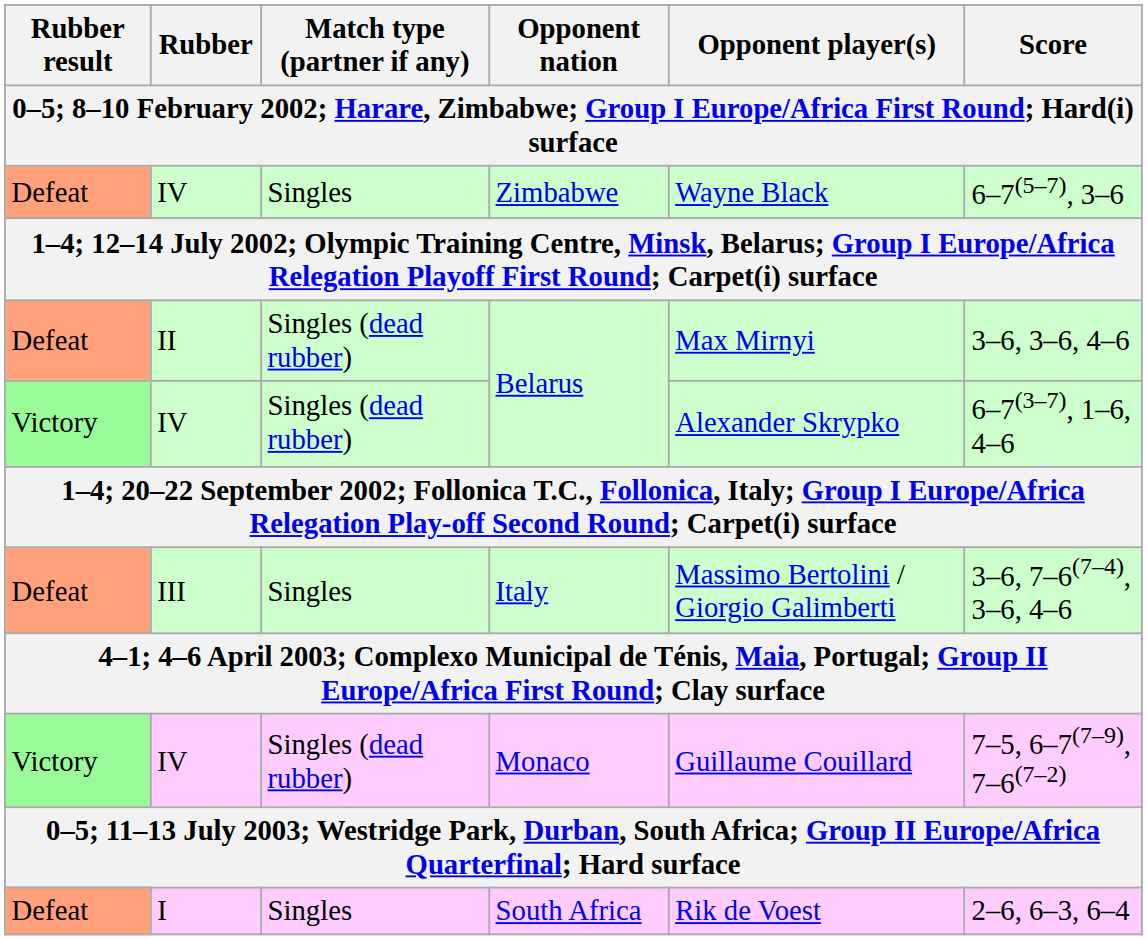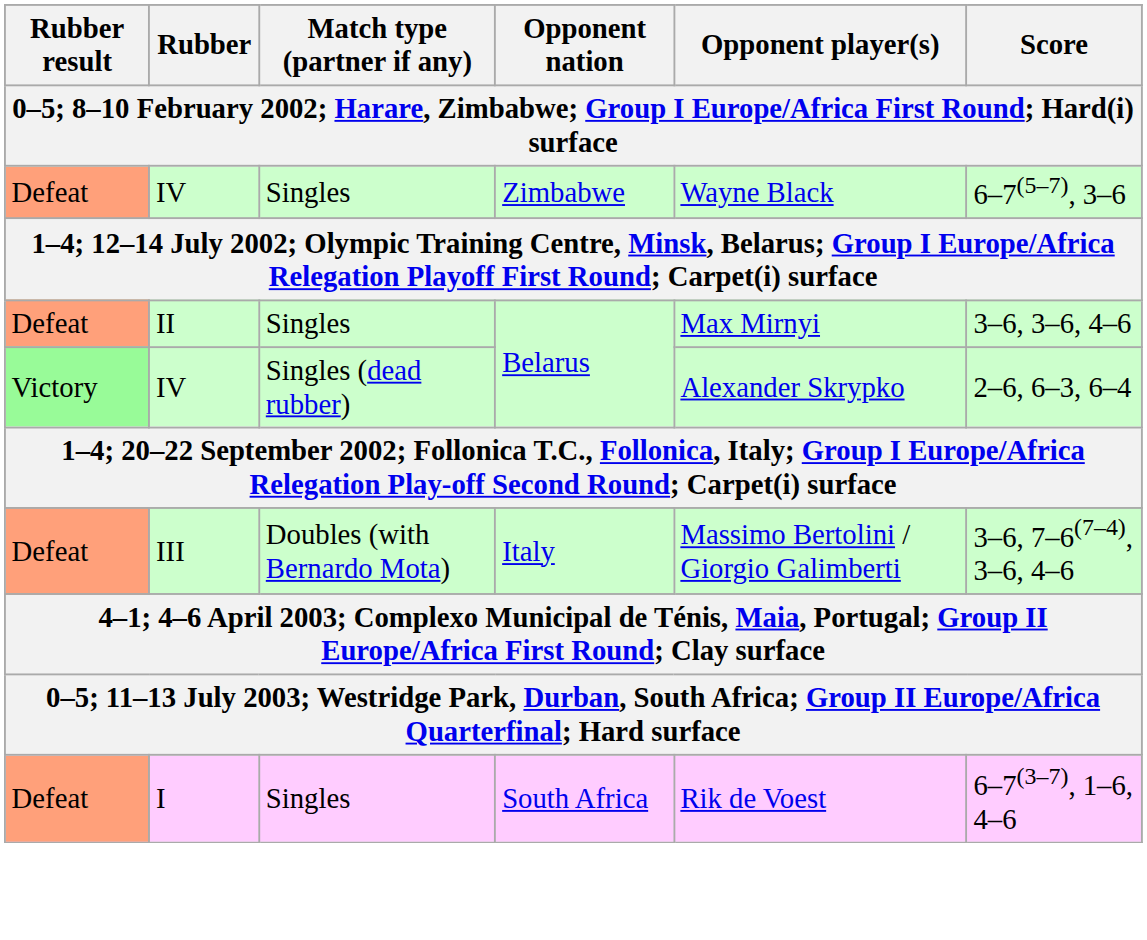(345, 339) Singles (dead rubber) -> (308, 323) Singles
(1051, 423) 6–7(3–7), 1–6, 4–6 -> (1053, 386) 2–6, 6–3, 6–4
(310, 590) Singles -> (358, 551) Doubles (with Bernardo Mota)
- row: (172, 760)
(1051, 910) 2–6, 6–3, 6–4 -> (1053, 798) 6–7(3–7), 1–6, 4–6
